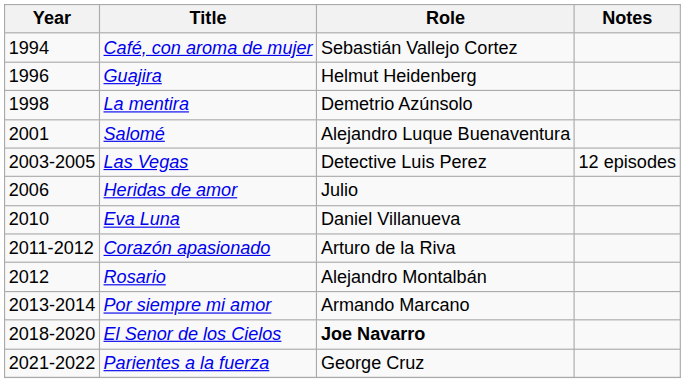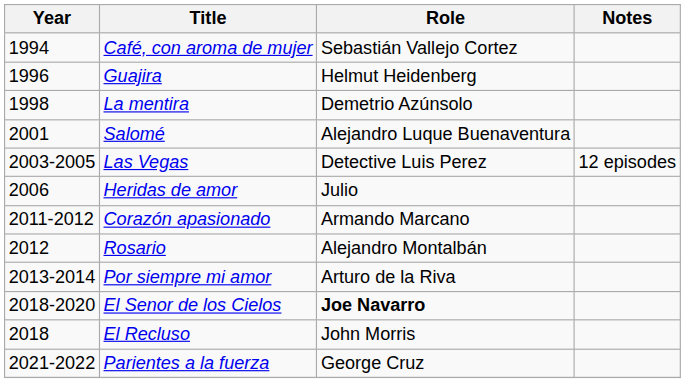- row: (142, 219)
(388, 248) Arturo de la Riva -> (395, 219) Armando Marcano
(395, 305) Armando Marcano -> (388, 276) Arturo de la Riva
+ row: (147, 334)
